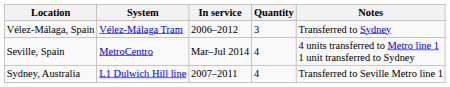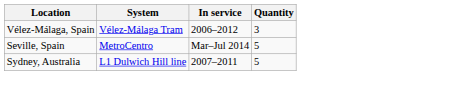- column: (371, 12)
(257, 51) 4 -> (257, 45) 5
(257, 73) 4 -> (257, 62) 5
